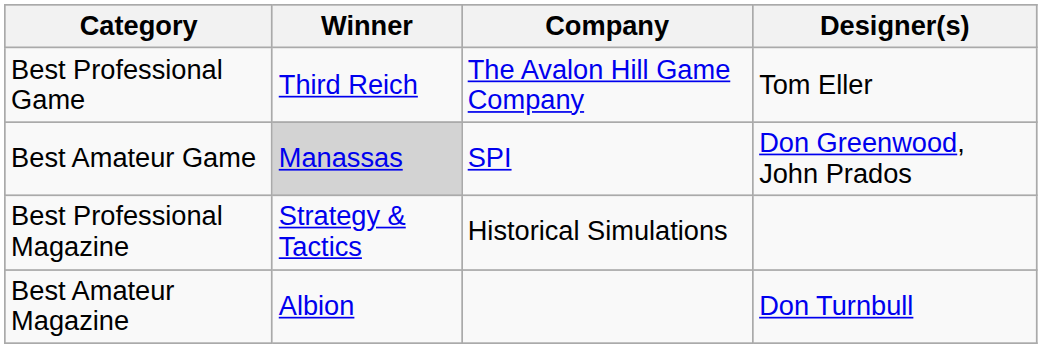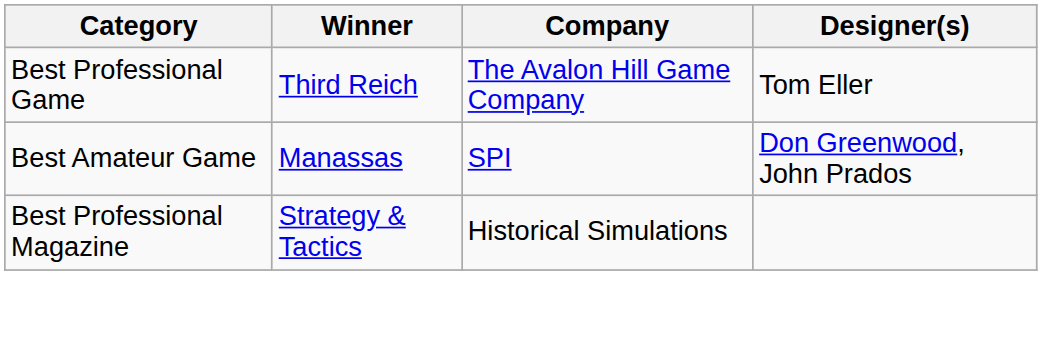(341, 158) lightgrey background -> (341, 158) no background
- row: (93, 305)
